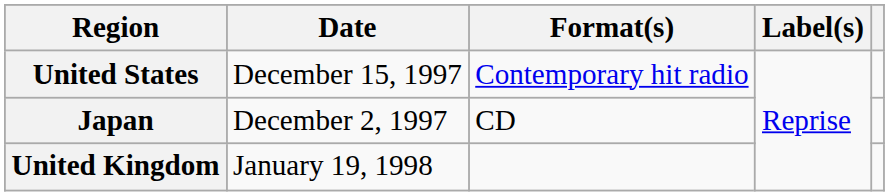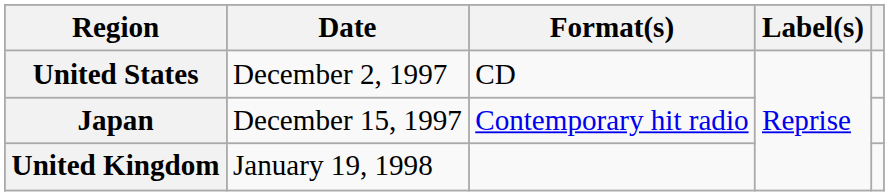(347, 73) December 15, 1997 -> (340, 73) December 2, 1997
(612, 73) Contemporary hit radio -> (495, 73) CD
(340, 119) December 2, 1997 -> (347, 119) December 15, 1997
(495, 119) CD -> (612, 119) Contemporary hit radio
